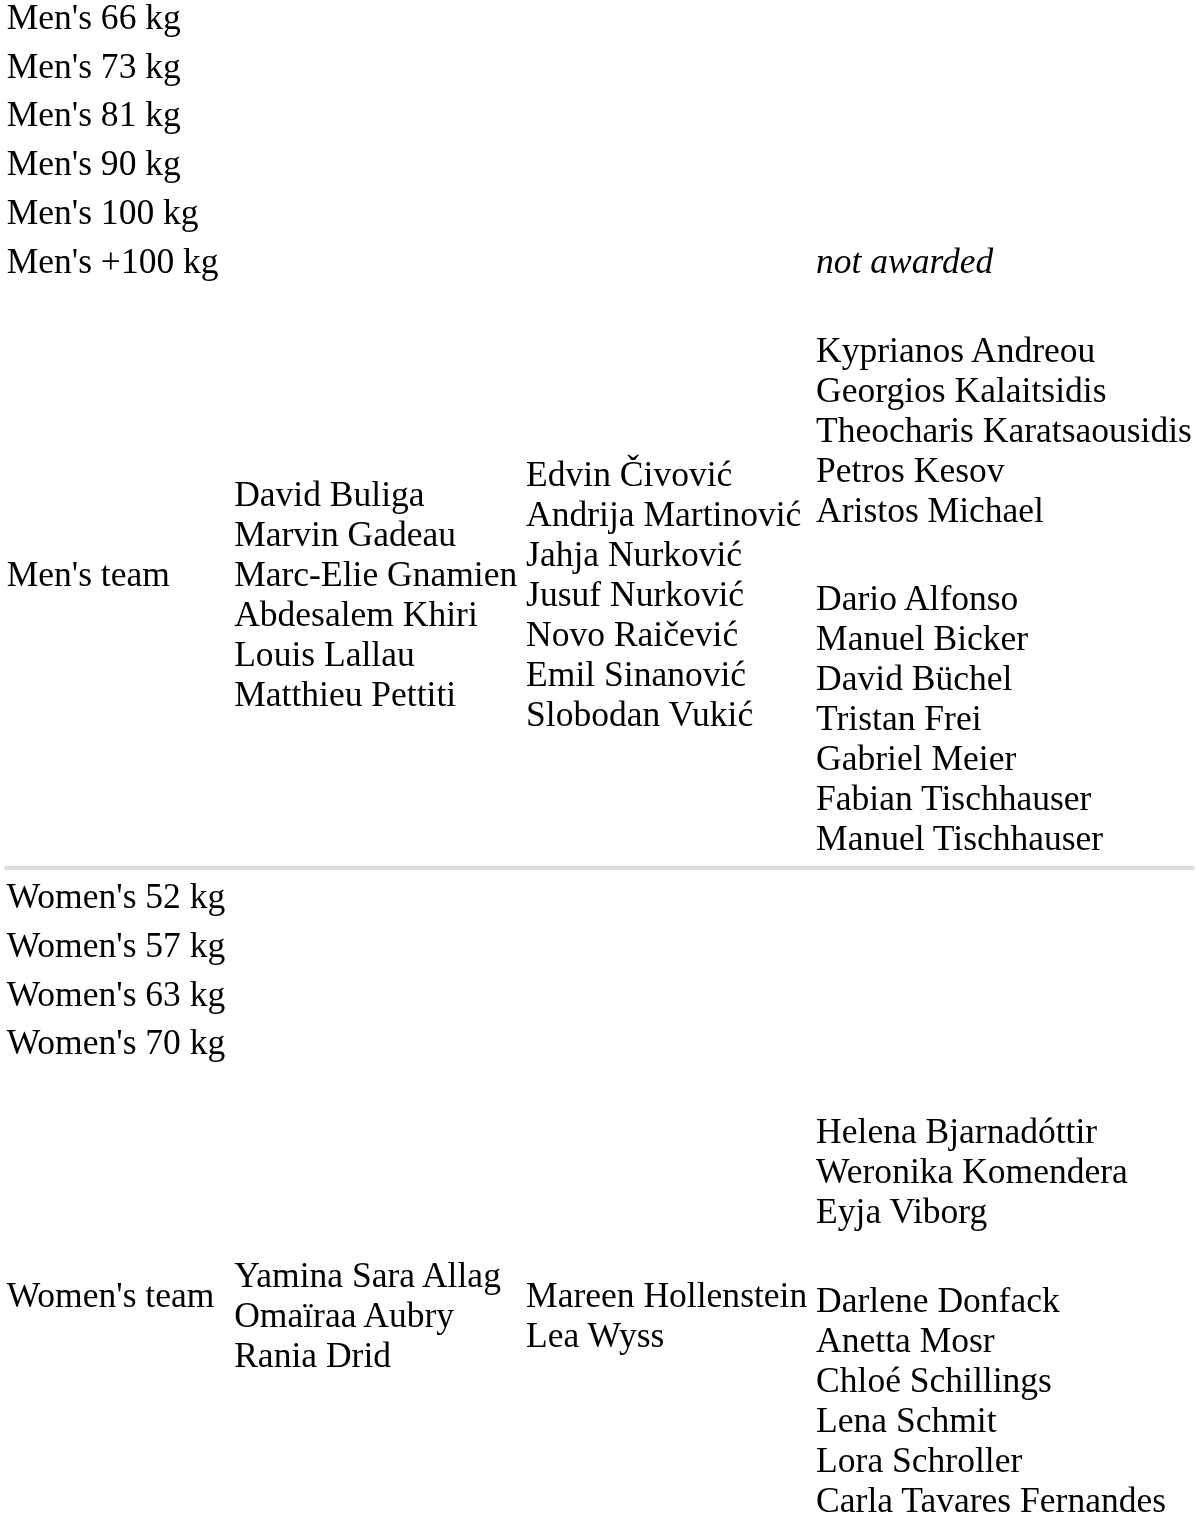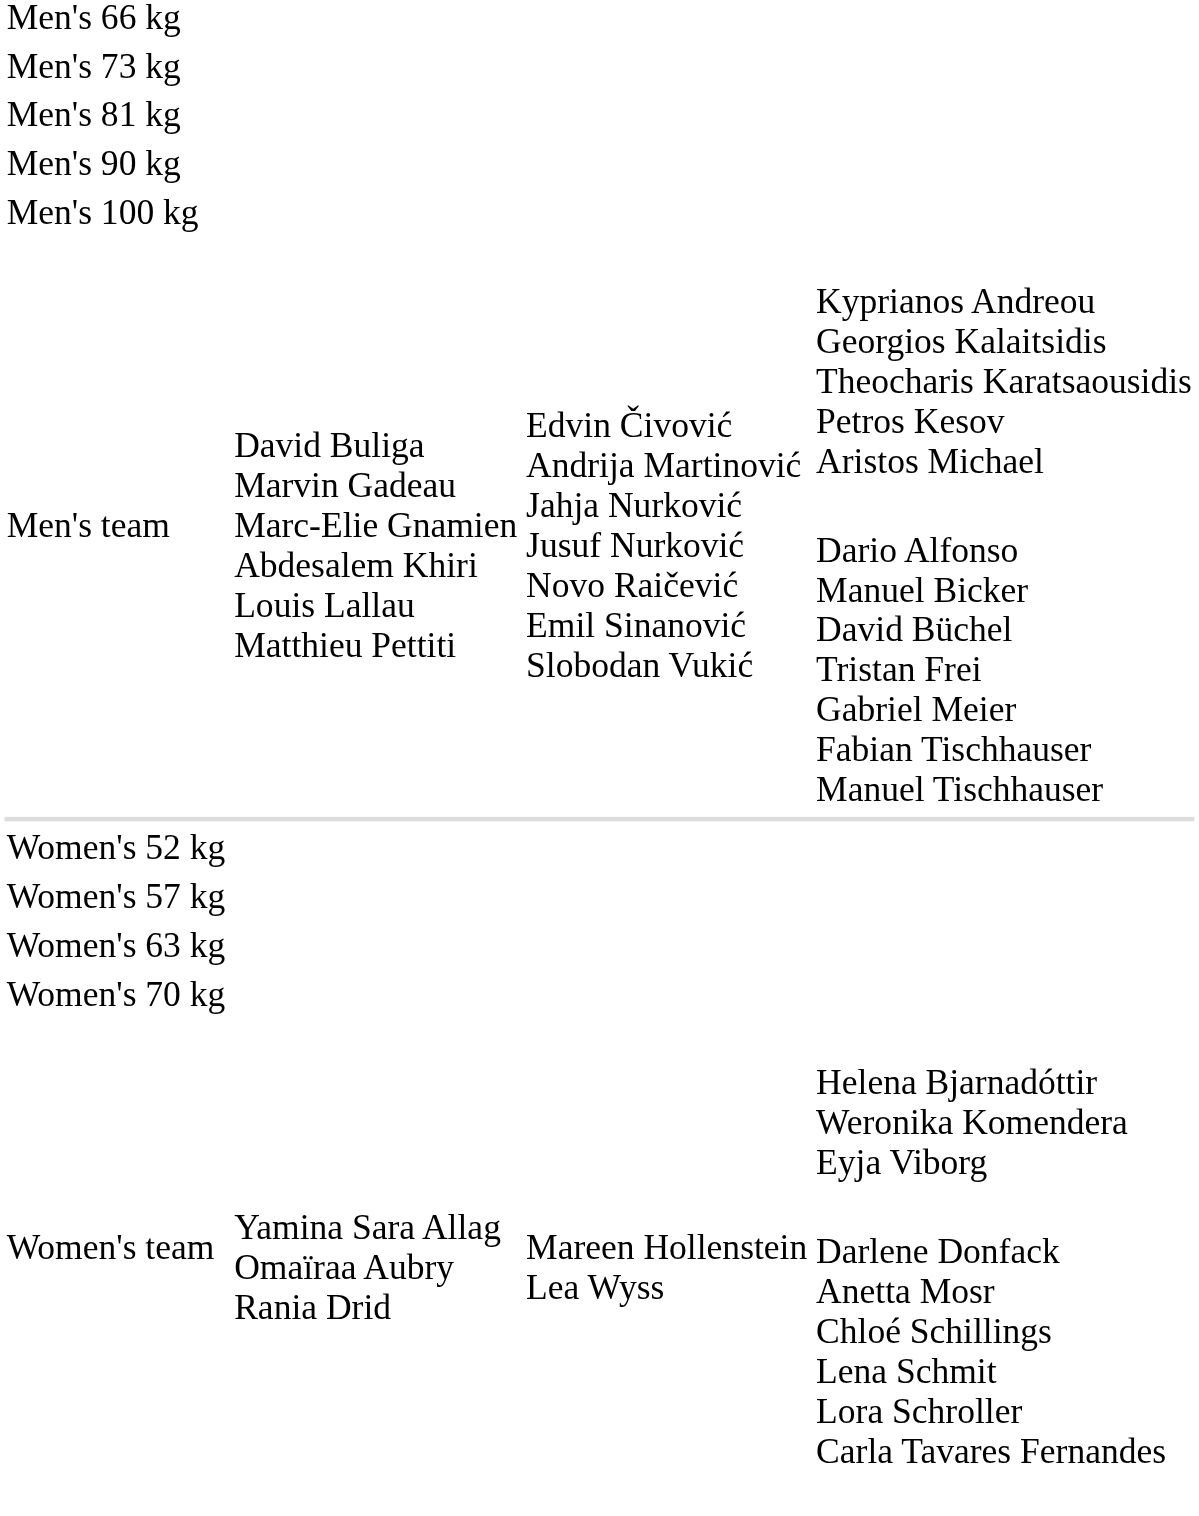- row: (113, 261)
